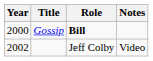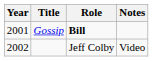(18, 30) 2000 -> (18, 30) 2001
